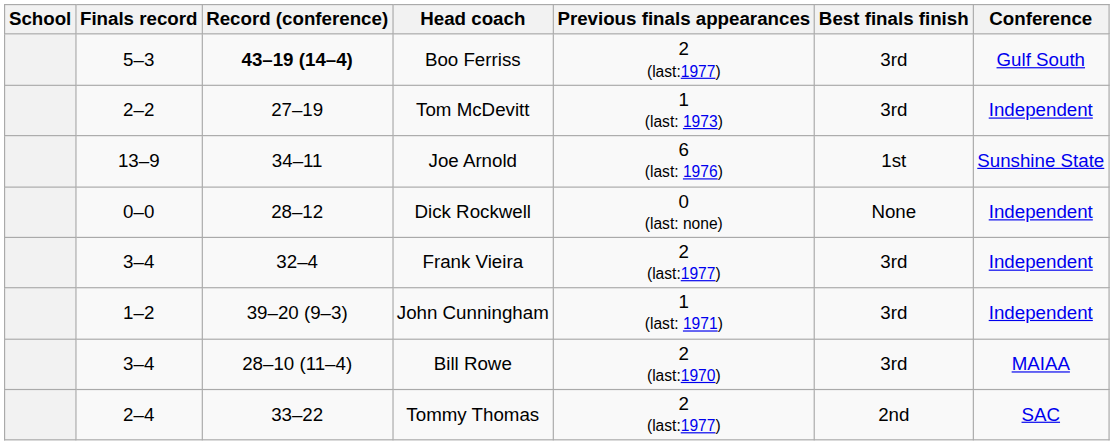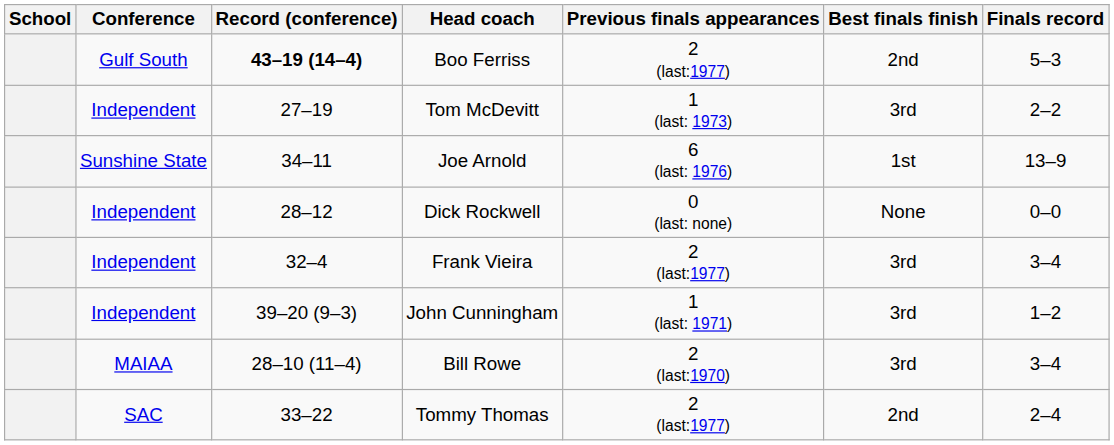columns swapped: (1041, 19) <-> (139, 19)
(894, 59) 3rd -> (903, 59) 2nd
